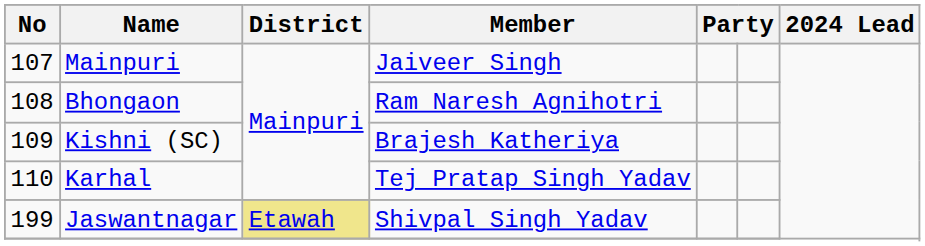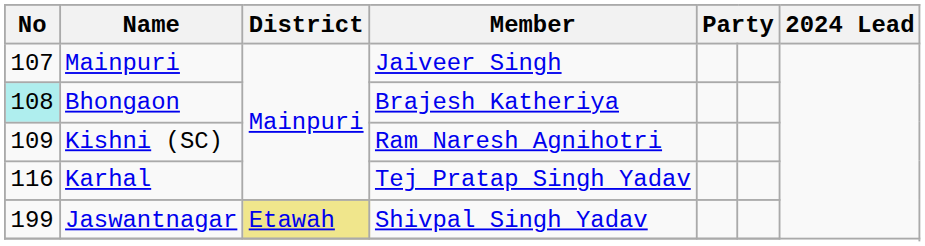(32, 102) no background -> (32, 102) paleturquoise background
(519, 102) Ram Naresh Agnihotri -> (497, 102) Brajesh Katheriya
(497, 141) Brajesh Katheriya -> (519, 141) Ram Naresh Agnihotri
(32, 180) 110 -> (32, 180) 116
